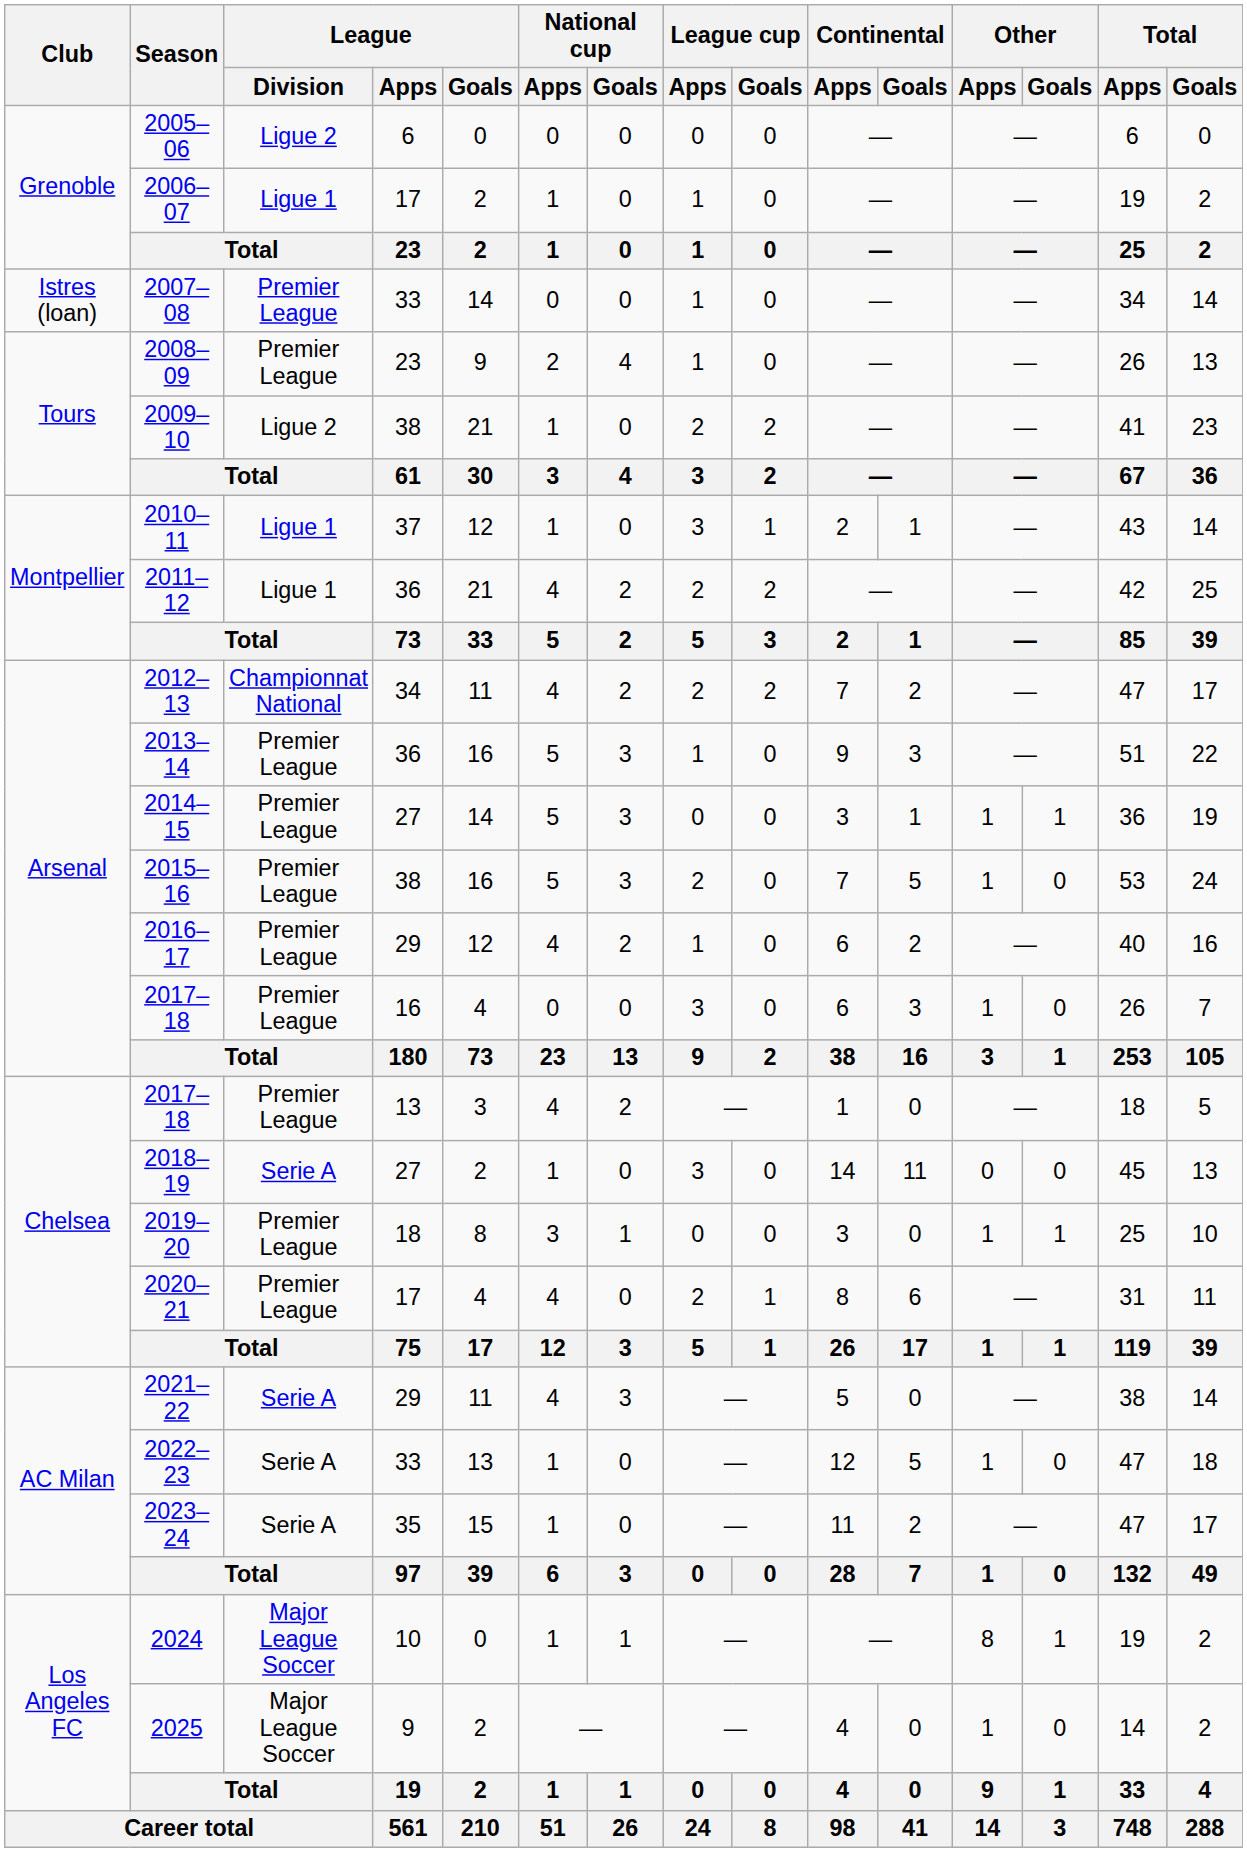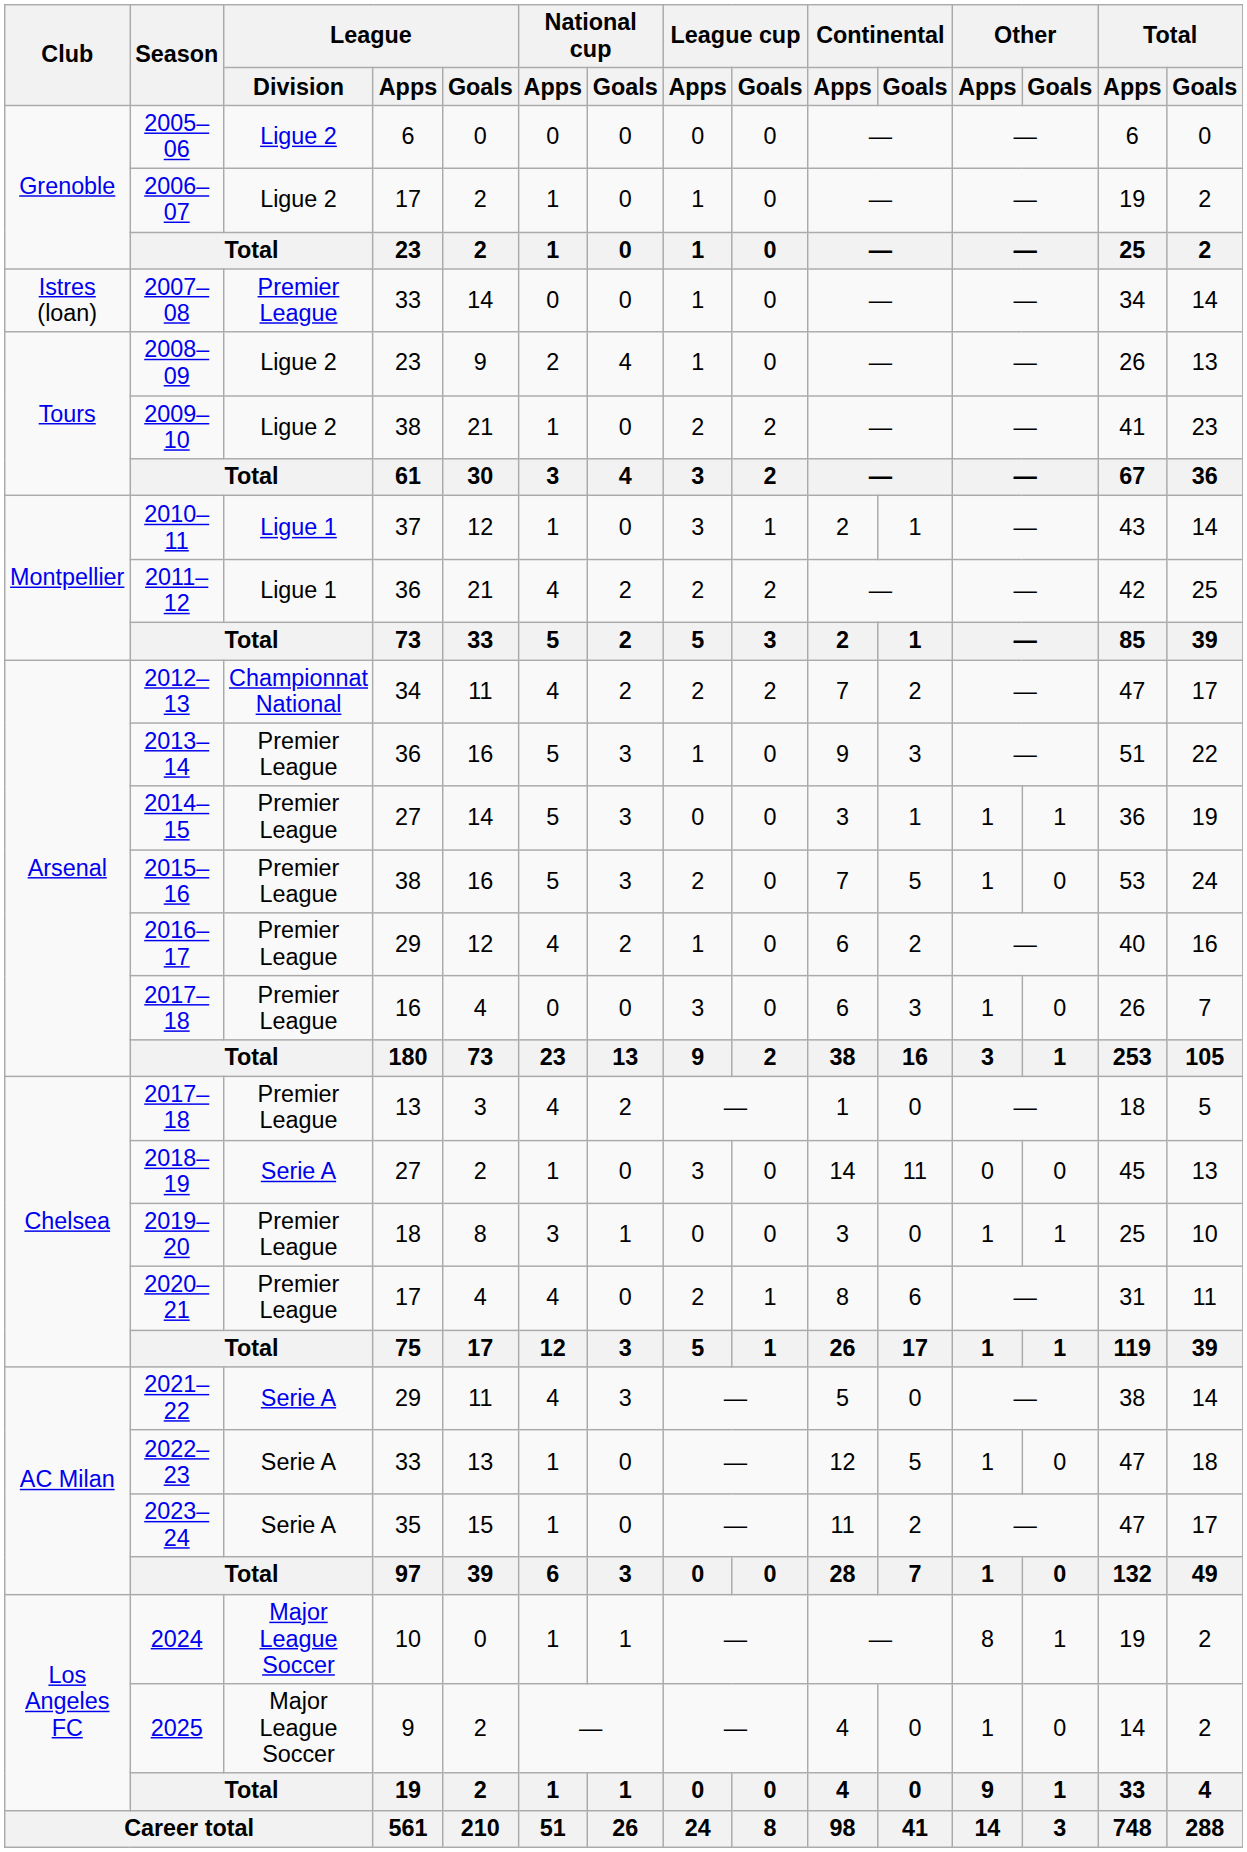(298, 199) Ligue 1 -> (298, 199) Ligue 2
(298, 363) Premier League -> (298, 363) Ligue 2
